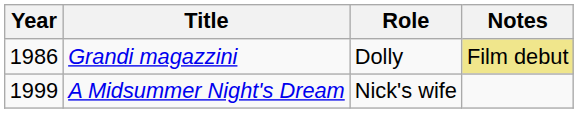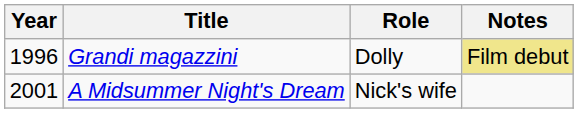(34, 56) 1986 -> (34, 56) 1996
(34, 90) 1999 -> (34, 90) 2001
